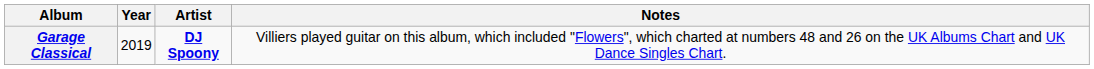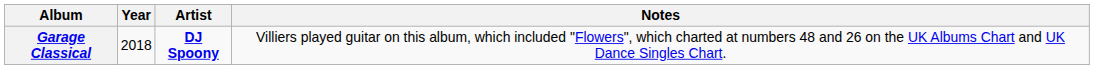(136, 45) 2019 -> (136, 45) 2018
